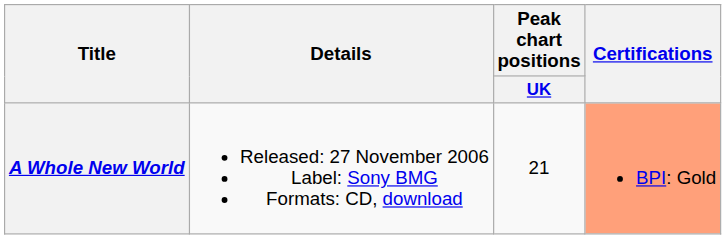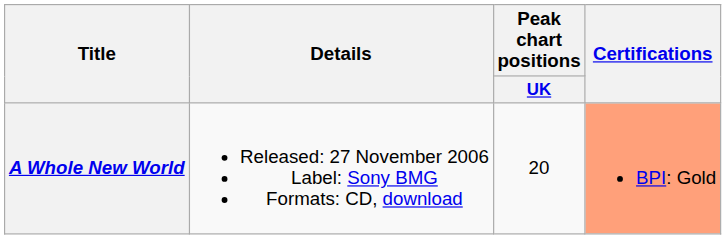(539, 168) 21 -> (539, 168) 20
